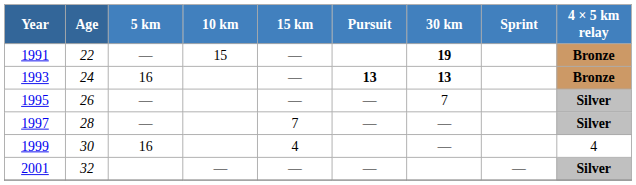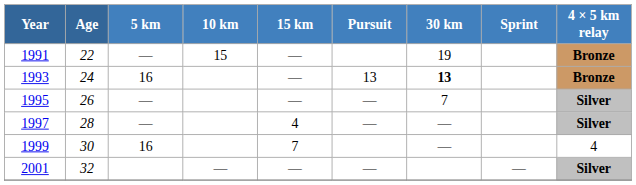(444, 55) bold -> (444, 55) normal
(370, 78) bold -> (370, 78) normal
(295, 123) 7 -> (295, 123) 4
(295, 146) 4 -> (295, 146) 7
